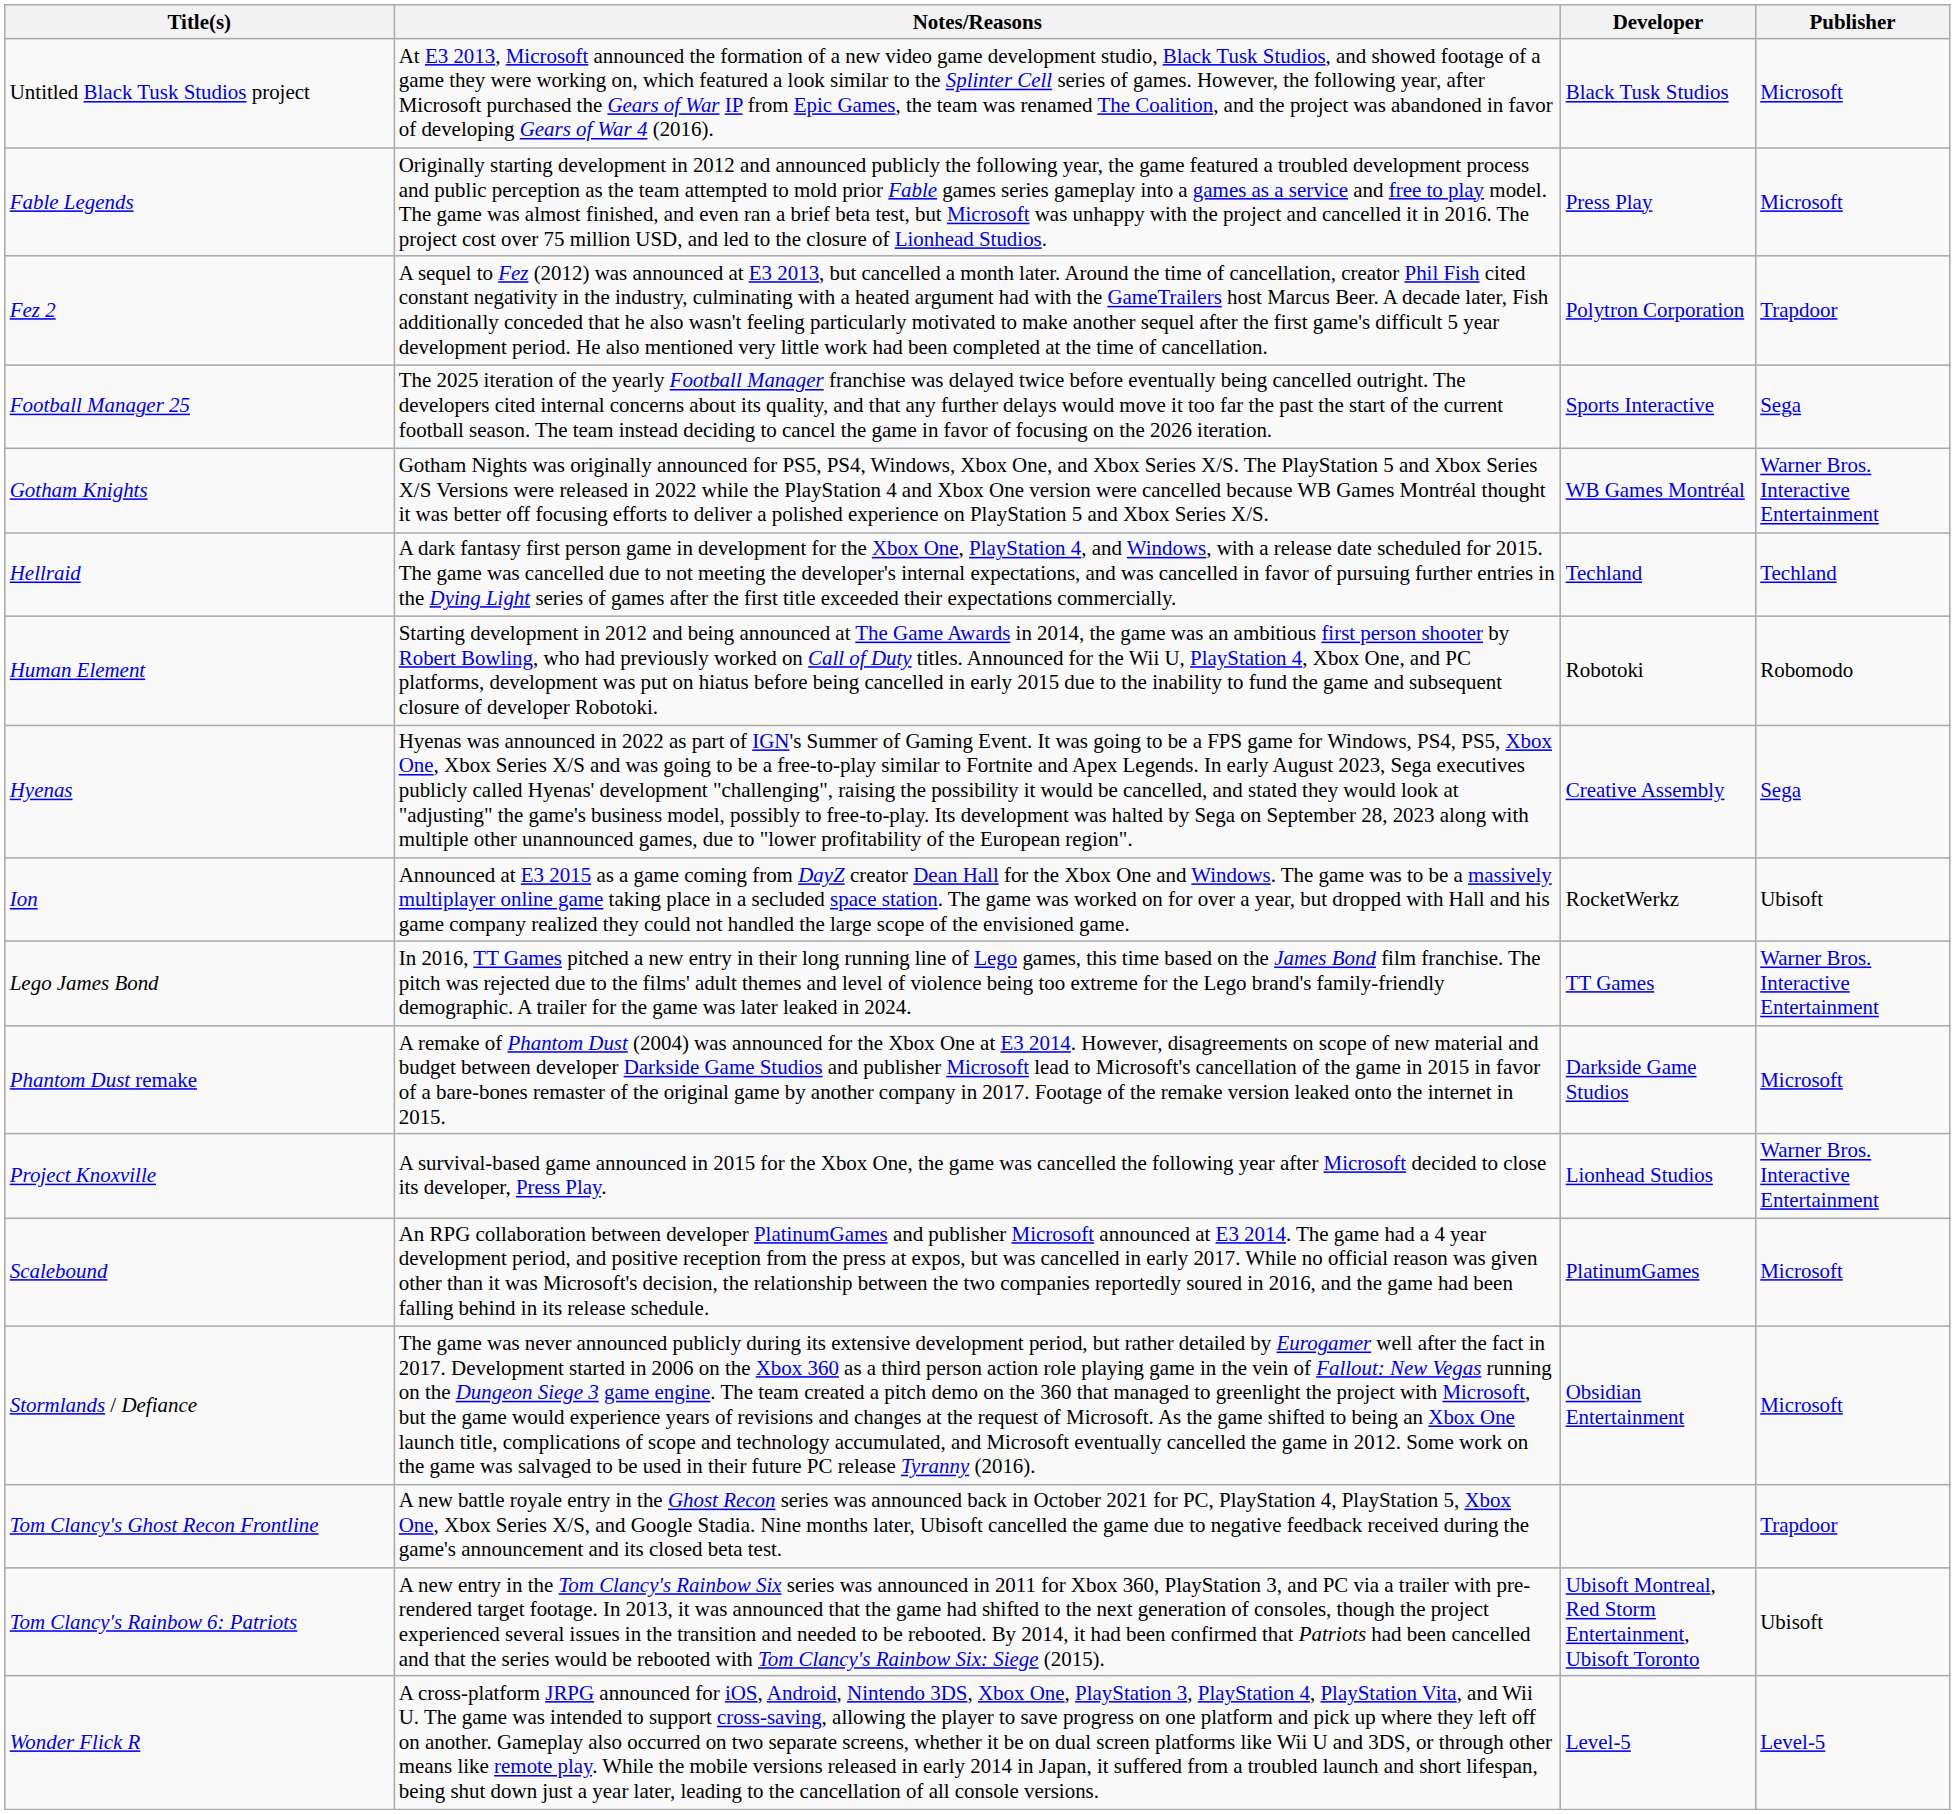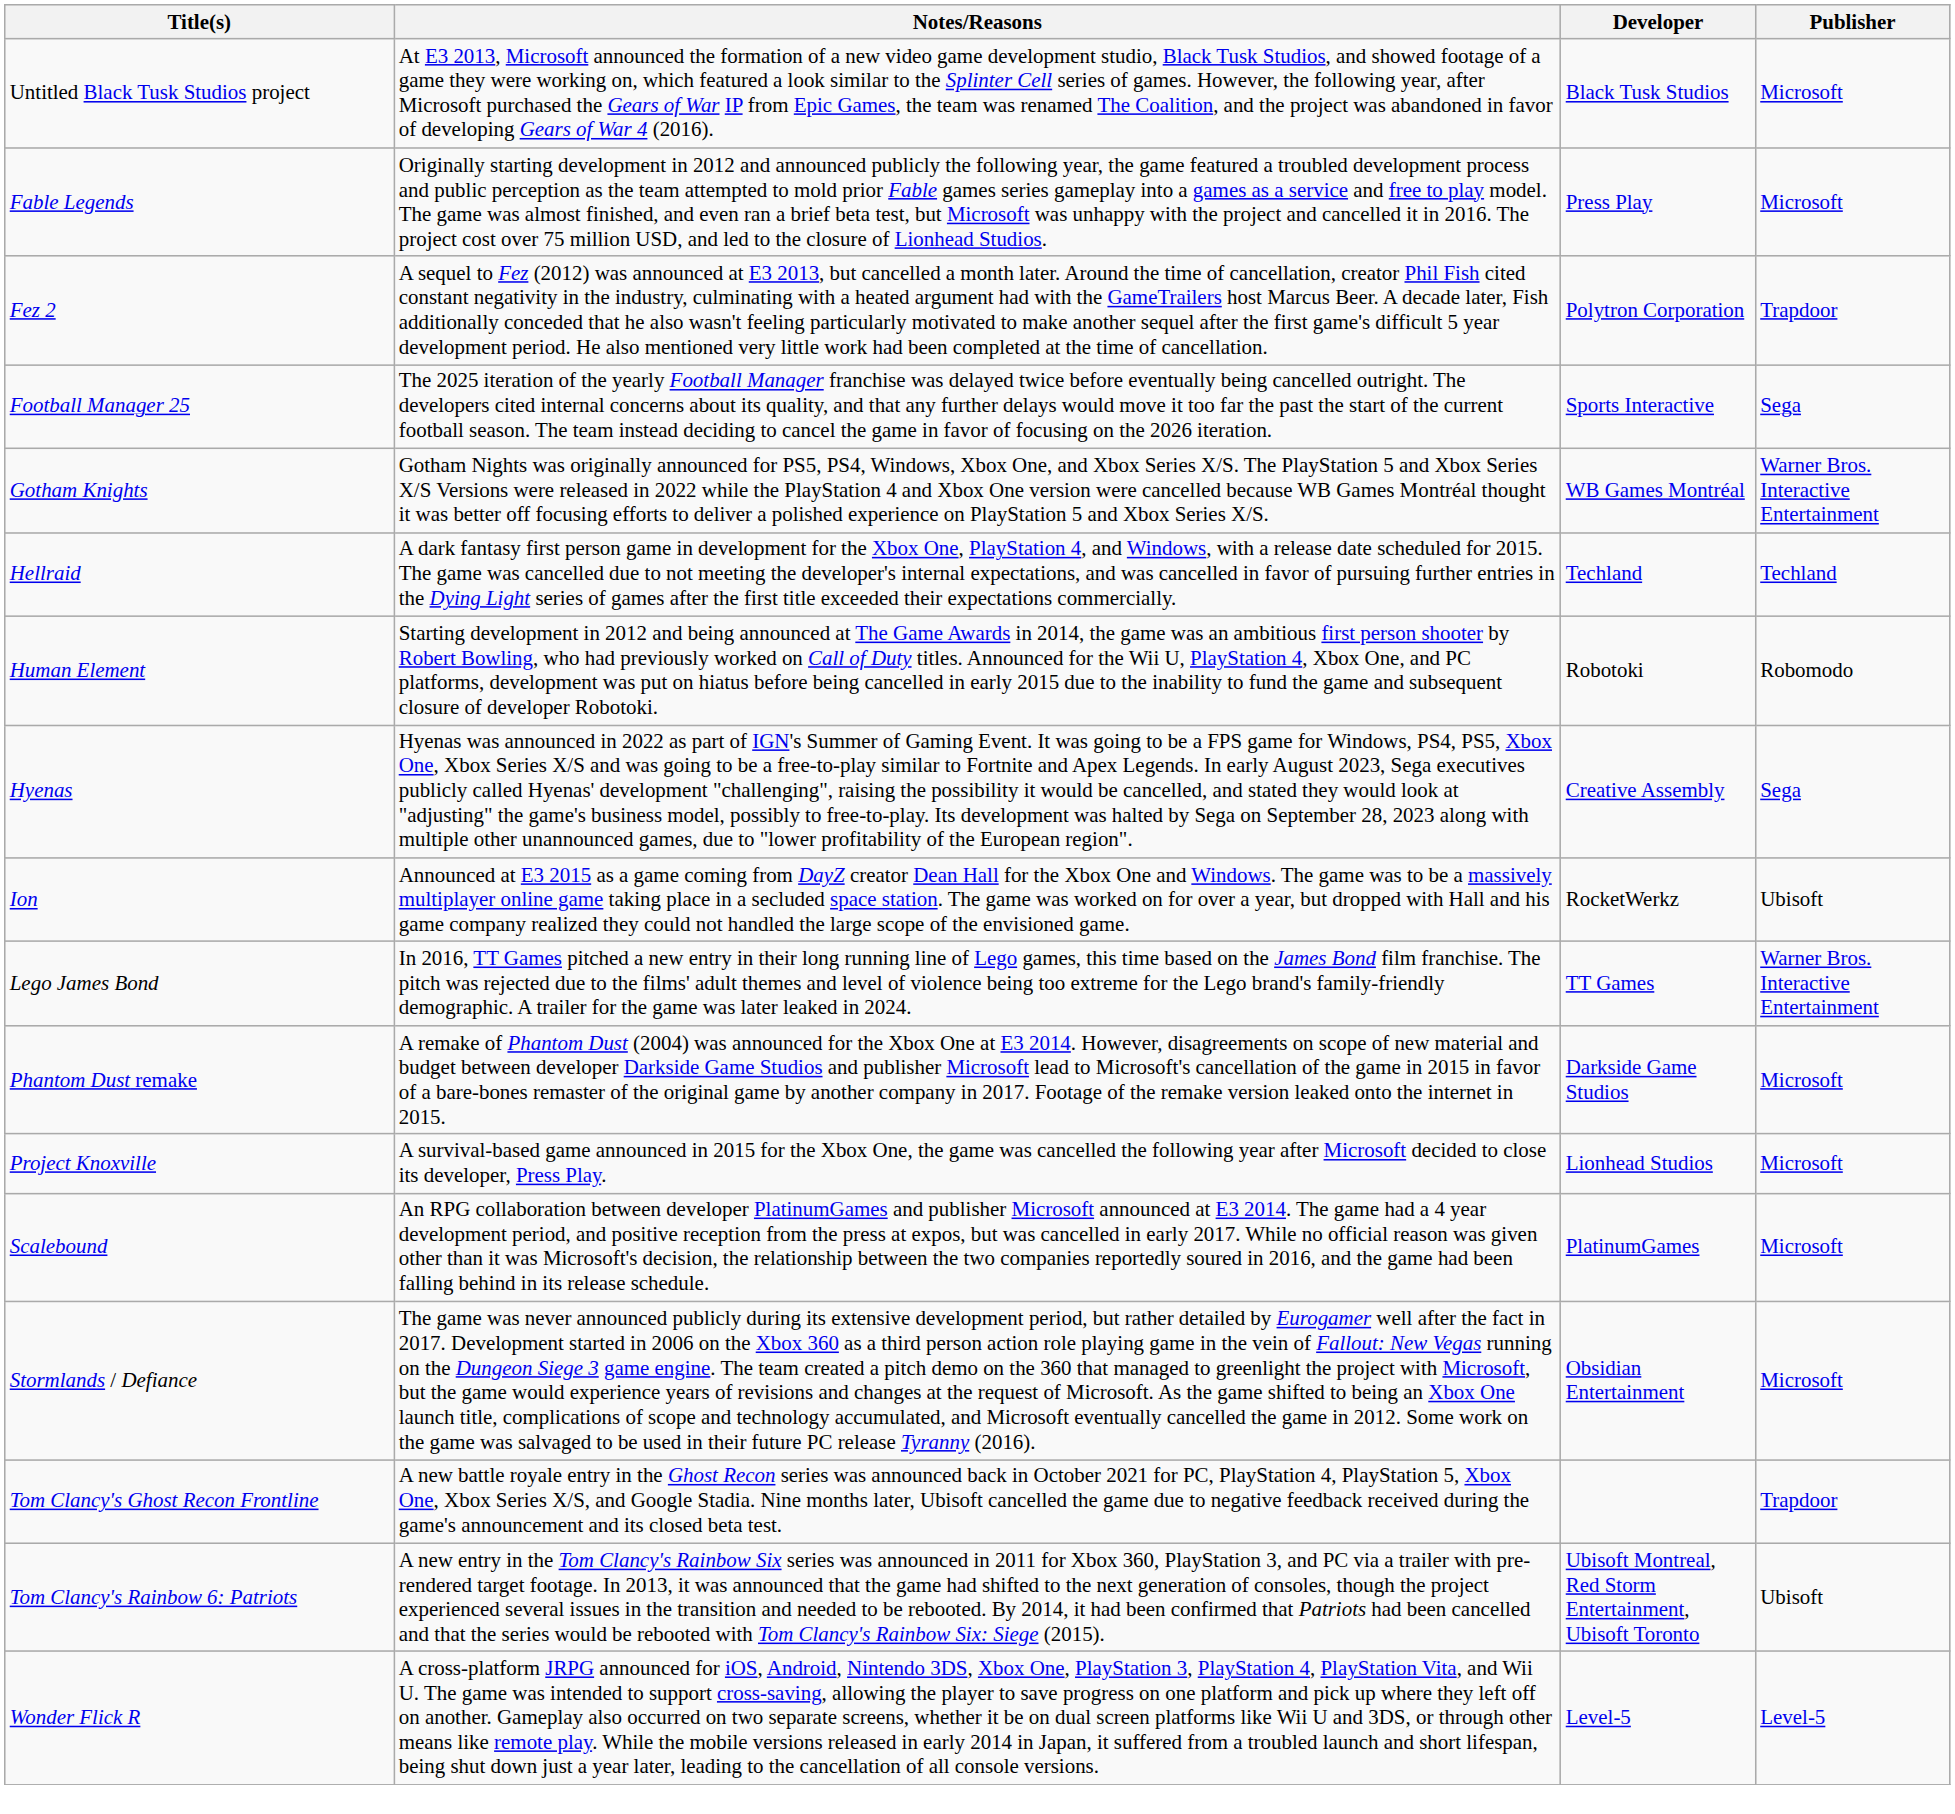(1820, 1175) Warner Bros. Interactive Entertainment -> (1802, 1162) Microsoft
